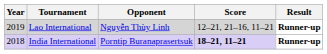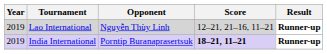(16, 42) 2018 -> (16, 42) 2019
